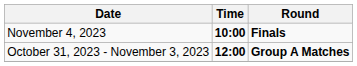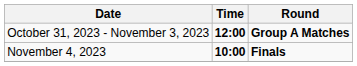rows swapped: (108, 52) <-> (57, 33)
